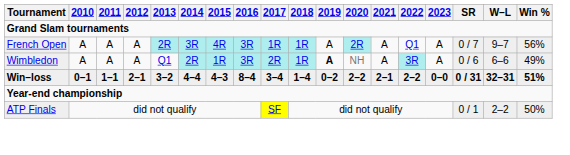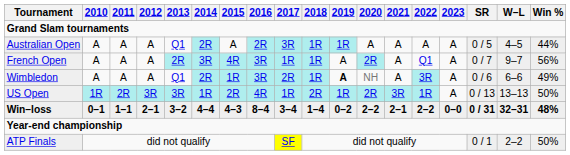+ row: (43, 45)
+ row: (28, 93)
(534, 77) 51% -> (548, 110) 48%
